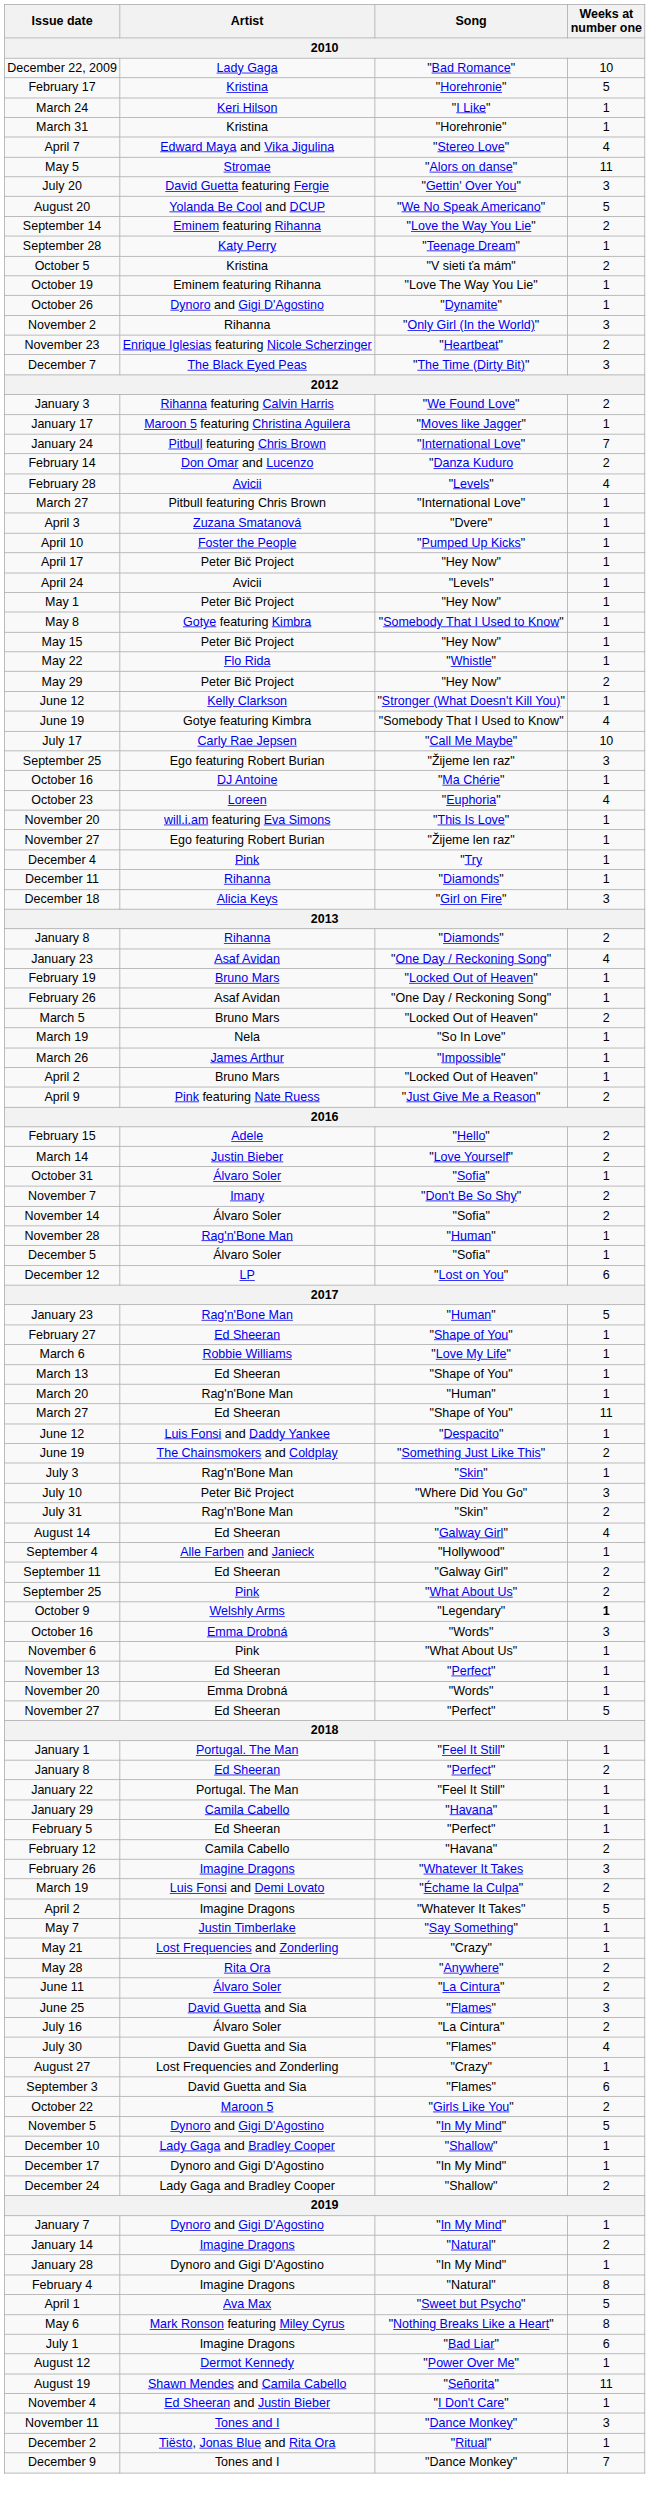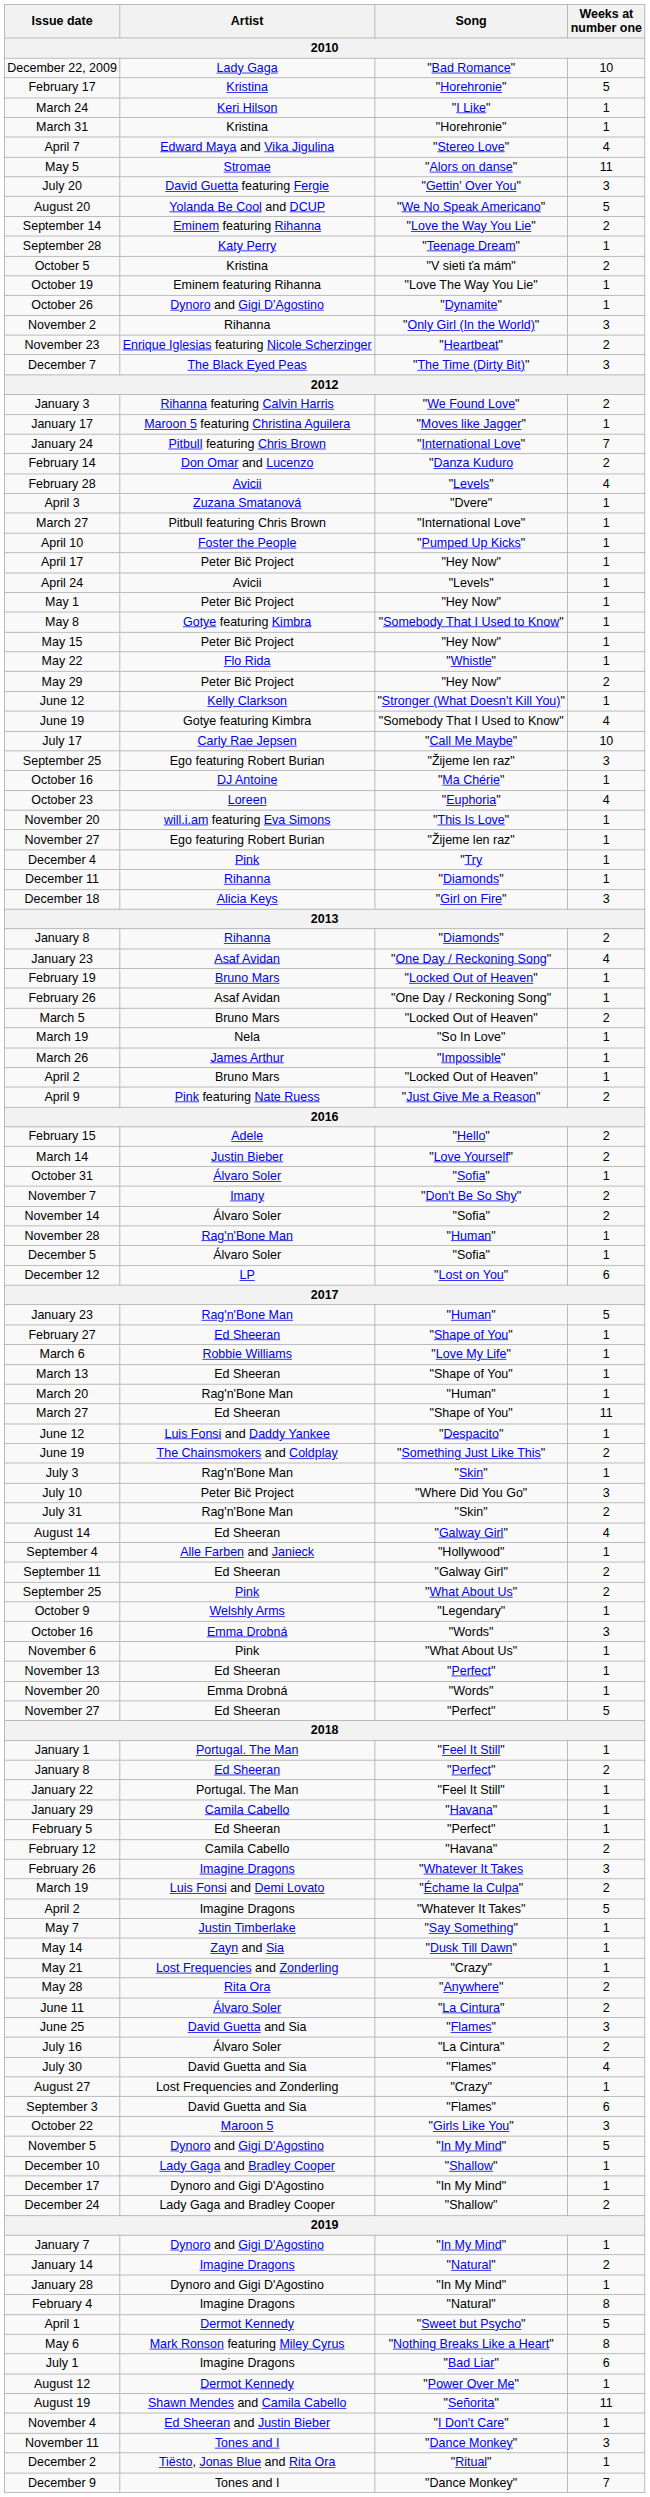rows swapped: (62, 503) <-> (62, 523)
(606, 1611) bold -> (606, 1611) normal
+ row: (62, 1948)
(606, 2106) 2 -> (606, 2126) 3
(247, 2304) Ava Max -> (247, 2324) Dermot Kennedy
